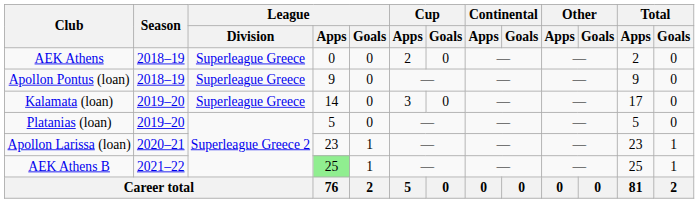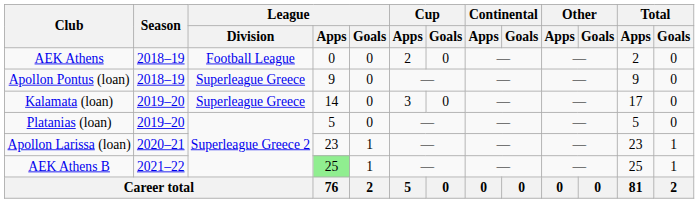(250, 58) Superleague Greece -> (250, 58) Football League
